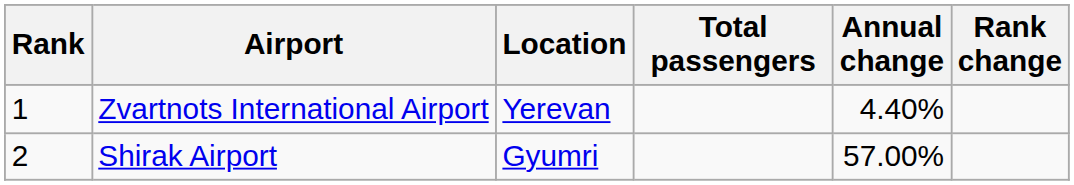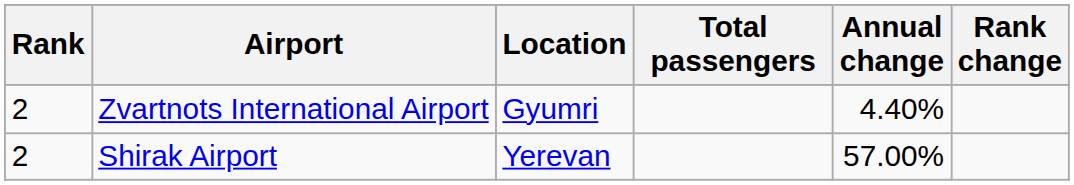(20, 108) 1 -> (20, 108) 2
(556, 108) Yerevan -> (550, 108) Gyumri
(550, 155) Gyumri -> (556, 155) Yerevan
